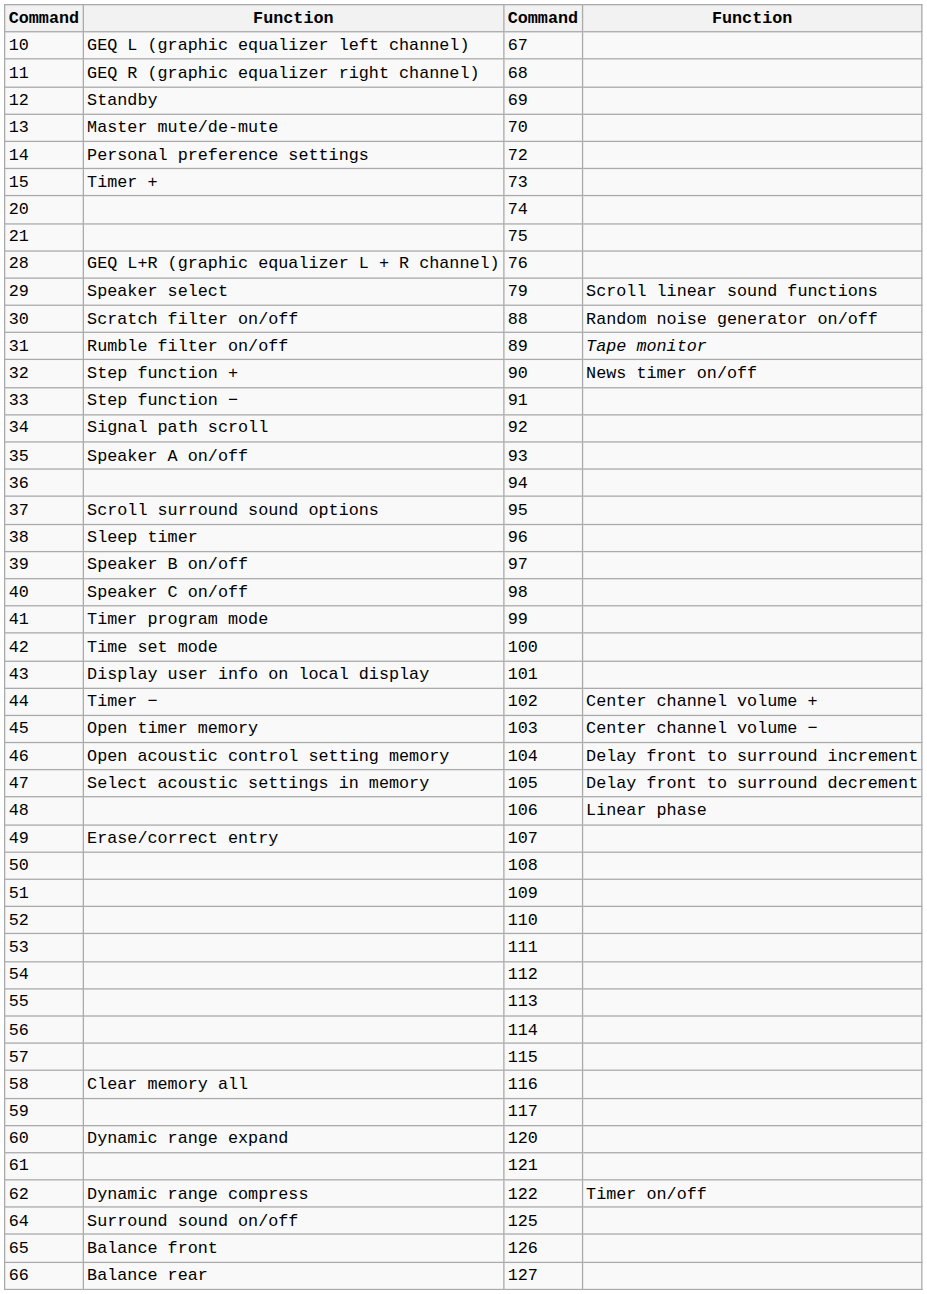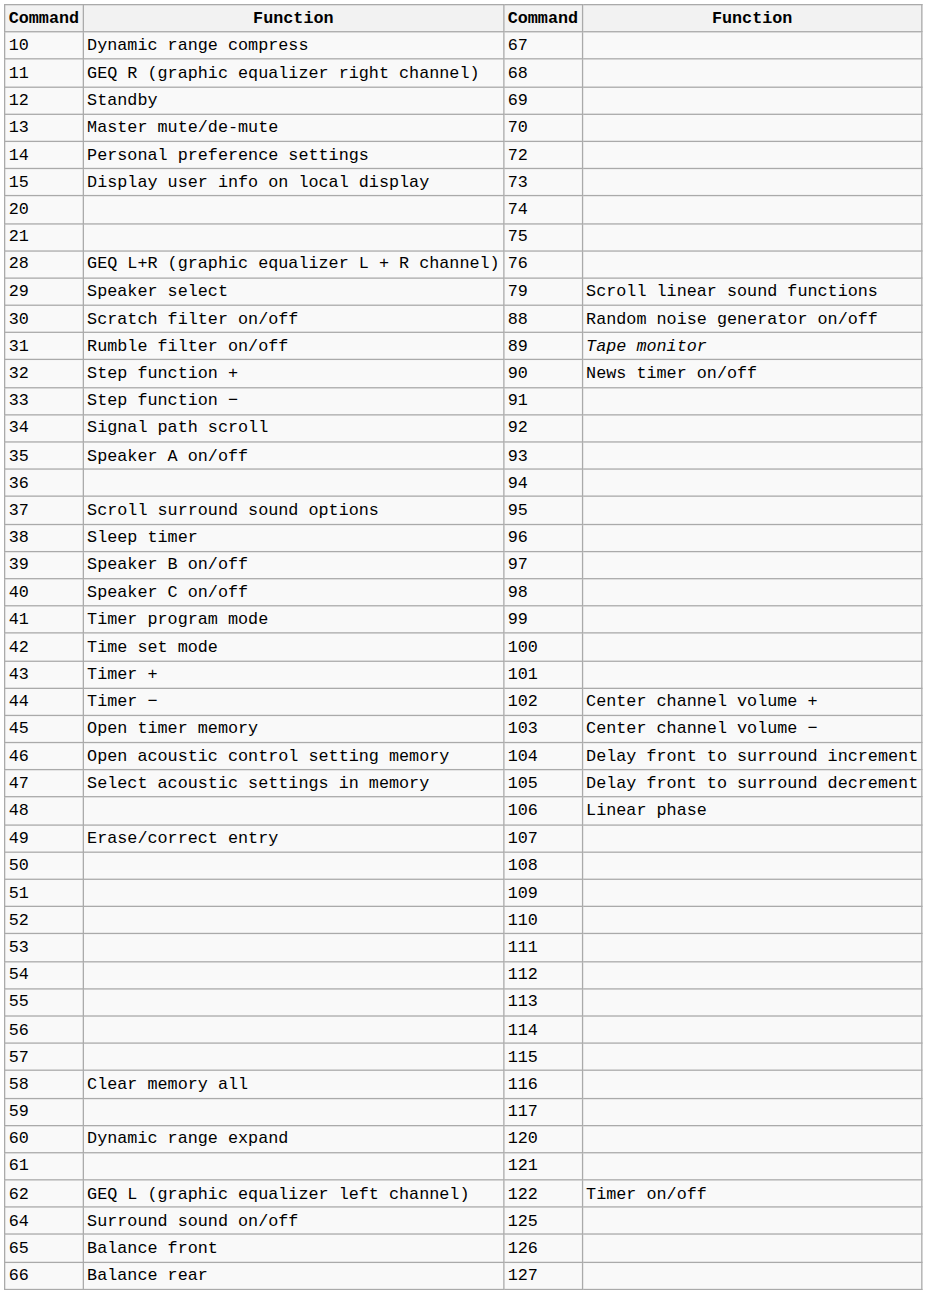(278, 46) GEQ L (graphic equalizer left channel) -> (198, 46) Dynamic range compress
(122, 182) Timer + -> (258, 182) Display user info on local display
(258, 674) Display user info on local display -> (122, 674) Timer +
(198, 1194) Dynamic range compress -> (278, 1194) GEQ L (graphic equalizer left channel)
